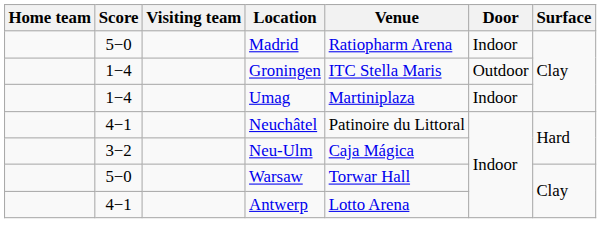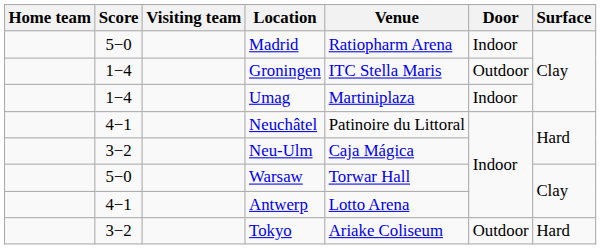+ row: (270, 230)
